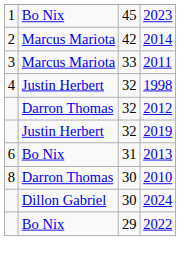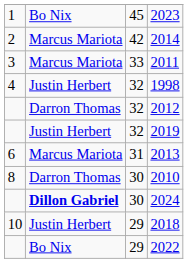(43, 154) Bo Nix -> (76, 154) Marcus Mariota
(64, 200) normal -> (74, 200) bold
+ row: (165, 223)
